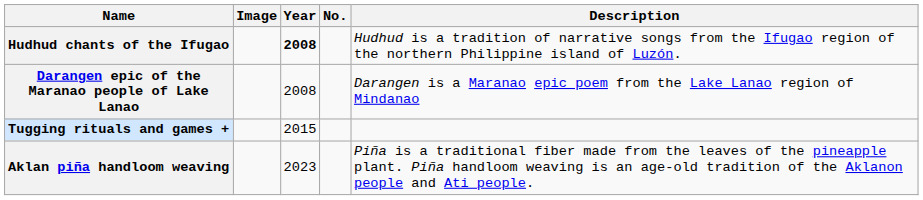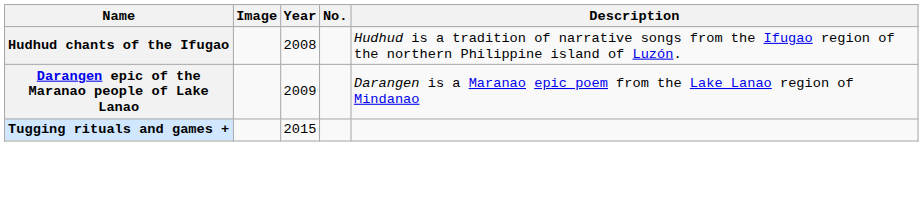(300, 46) bold -> (300, 46) normal
(300, 92) 2008 -> (300, 92) 2009
- row: (119, 168)
